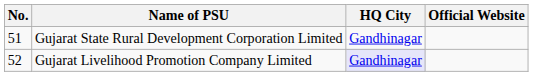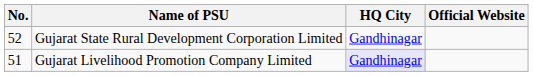(15, 37) 51 -> (15, 37) 52
(15, 60) 52 -> (15, 60) 51
